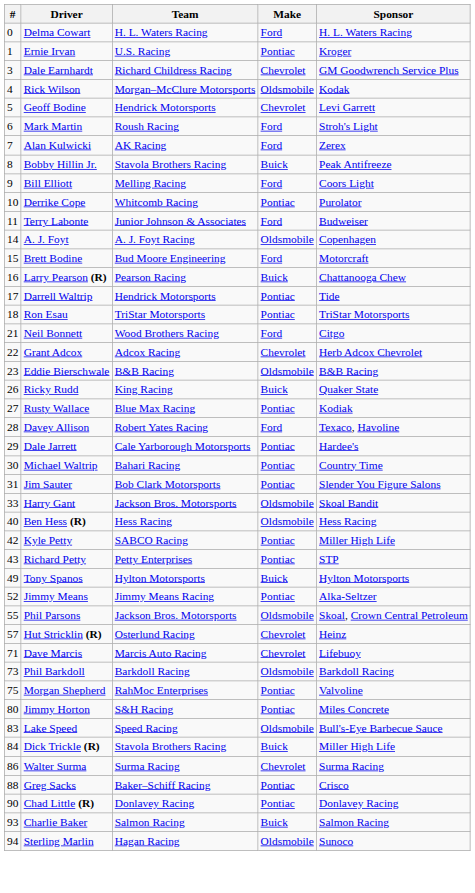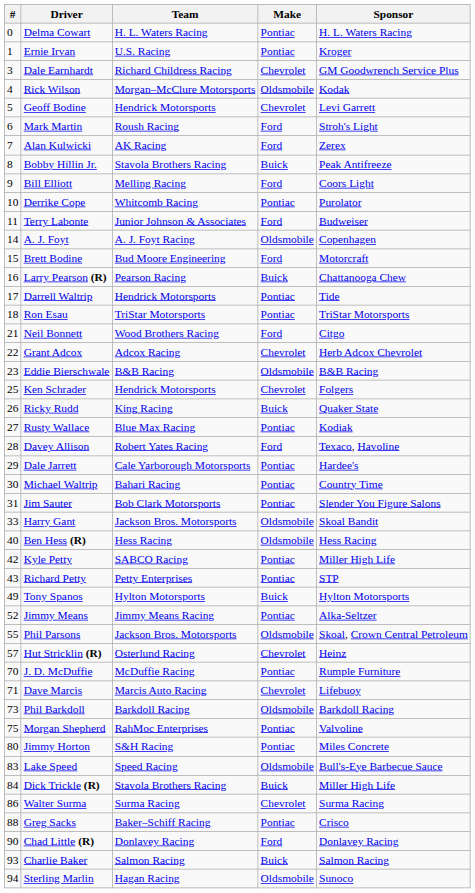(271, 32) Ford -> (278, 32) Pontiac
+ row: (55, 390)
+ row: (58, 671)
(278, 803) Pontiac -> (271, 841) Ford
